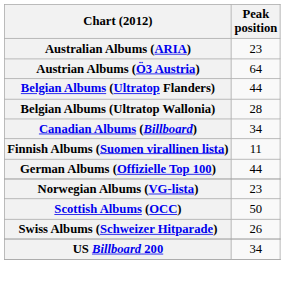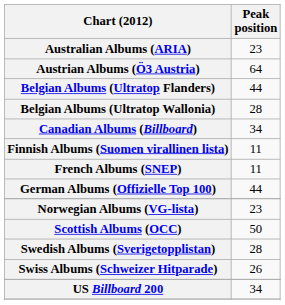+ row: (118, 169)
+ row: (118, 249)
